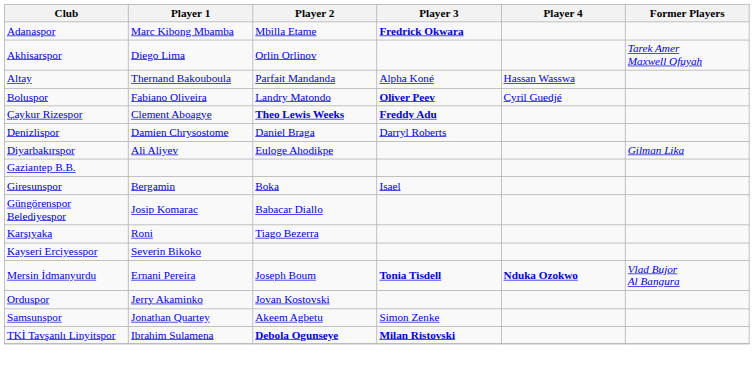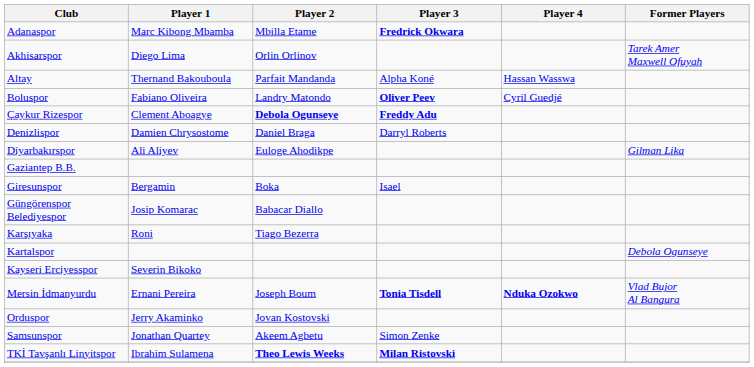(300, 114) Theo Lewis Weeks -> (297, 114) Debola Ogunseye
+ row: (31, 251)
(297, 335) Debola Ogunseye -> (300, 353) Theo Lewis Weeks
